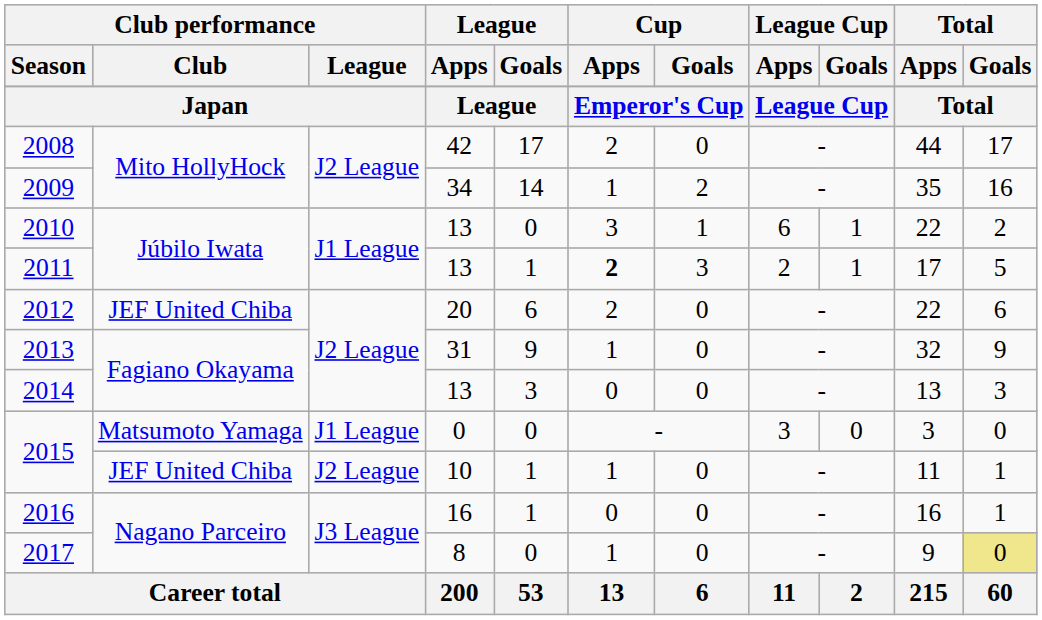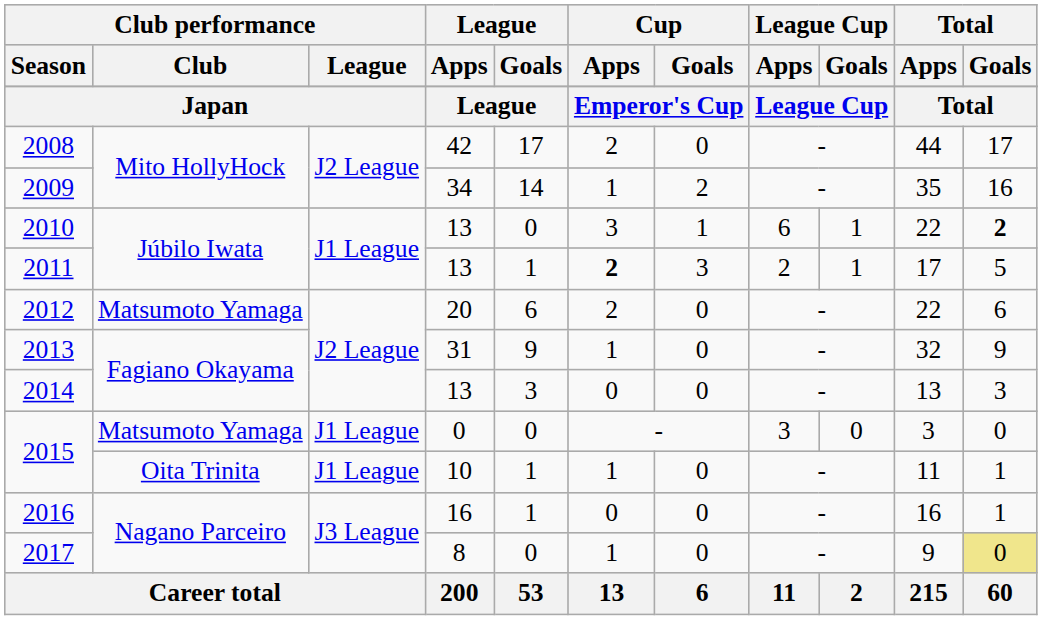(1000, 227) normal -> (1000, 227) bold
(200, 308) JEF United Chiba -> (200, 308) Matsumoto Yamaga
(200, 471) JEF United Chiba -> (200, 471) Oita Trinita
(367, 471) J2 League -> (367, 471) J1 League
